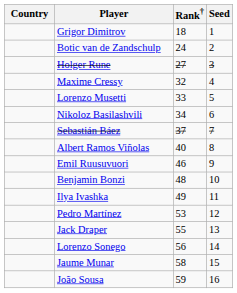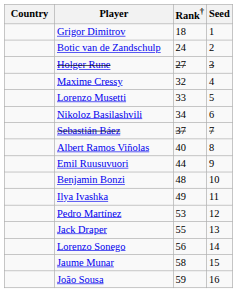(181, 164) 46 -> (181, 164) 44
